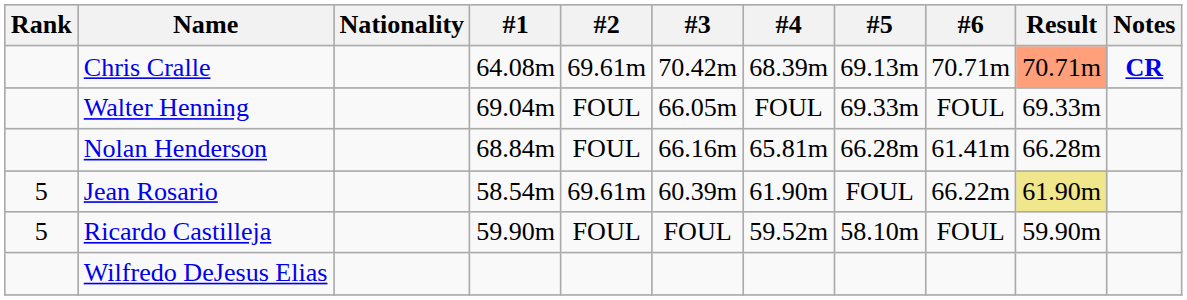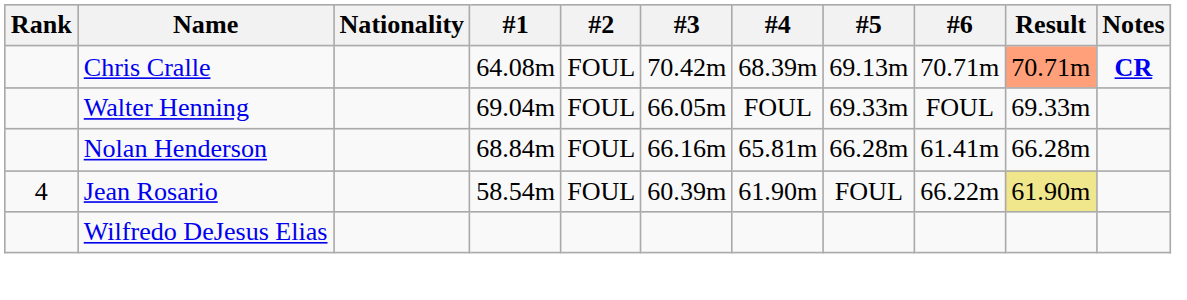(607, 66) 69.61m -> (601, 66) FOUL
(41, 190) 5 -> (41, 190) 4
(607, 190) 69.61m -> (601, 190) FOUL
- row: (178, 231)
